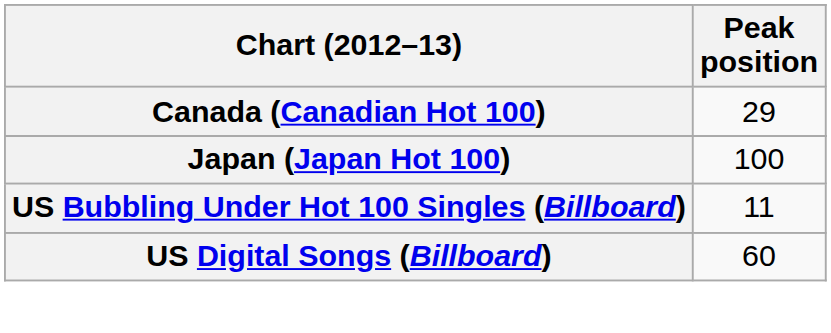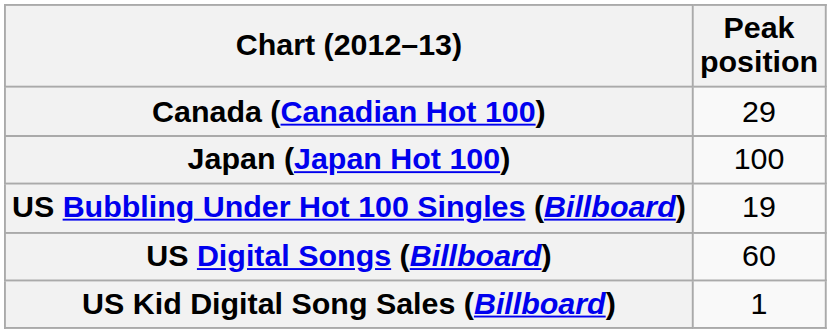(759, 207) 11 -> (759, 207) 19
+ row: (349, 303)
